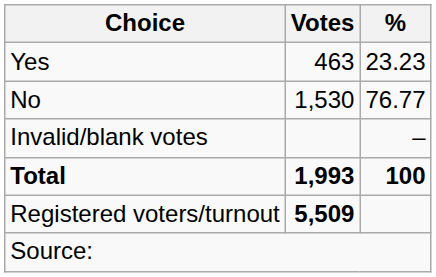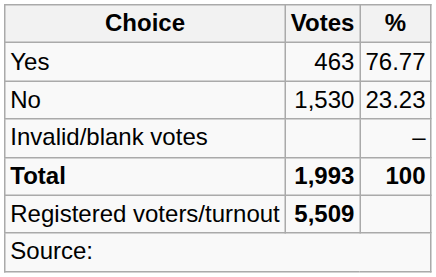(396, 61) 23.23 -> (396, 61) 76.77
(396, 99) 76.77 -> (396, 99) 23.23
